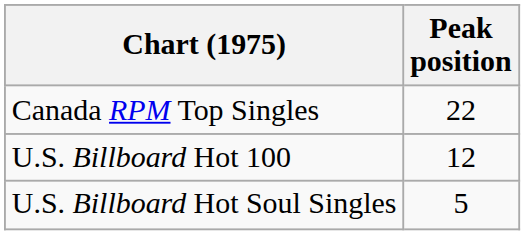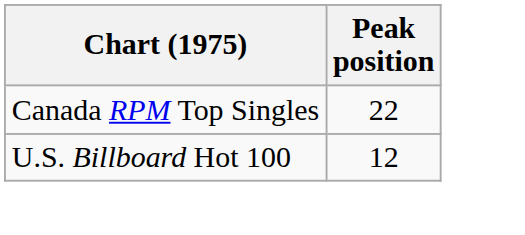- row: (204, 204)
